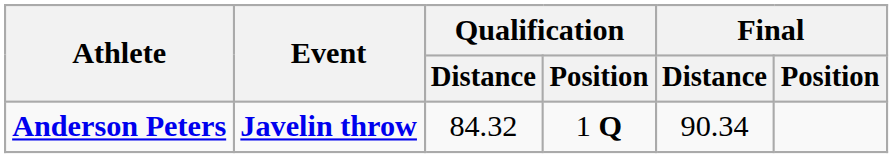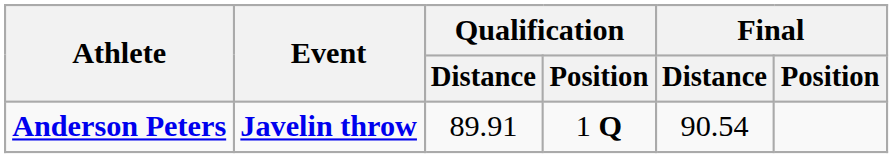(483, 126) 84.32 -> (483, 126) 89.91
(715, 126) 90.34 -> (715, 126) 90.54
